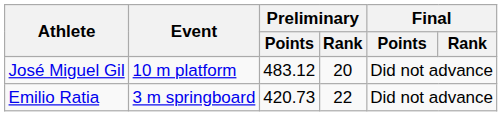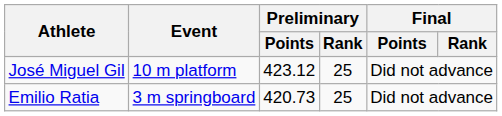(289, 71) 483.12 -> (289, 71) 423.12
(343, 71) 20 -> (343, 71) 25
(343, 97) 22 -> (343, 97) 25
